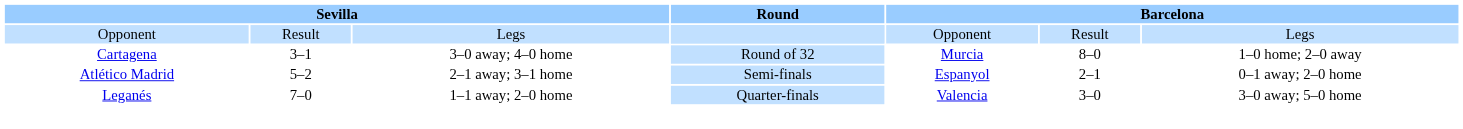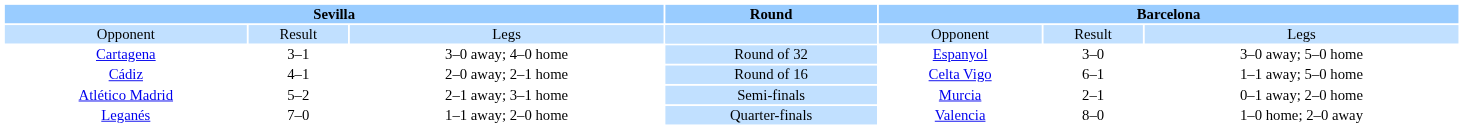(962, 54) Murcia -> (960, 54) Espanyol
(1090, 54) 8–0 -> (1093, 54) 3–0
(1300, 54) 1–0 home; 2–0 away -> (1301, 54) 3–0 away; 5–0 home
+ row: (126, 74)
(962, 74) Espanyol -> (960, 95) Murcia
(1090, 95) 3–0 -> (1093, 115) 8–0
(1300, 95) 3–0 away; 5–0 home -> (1301, 115) 1–0 home; 2–0 away
